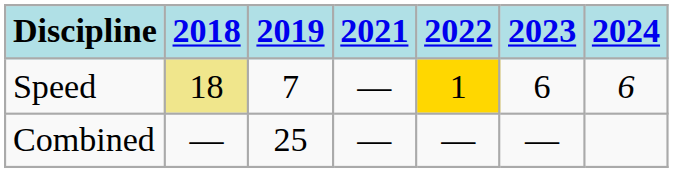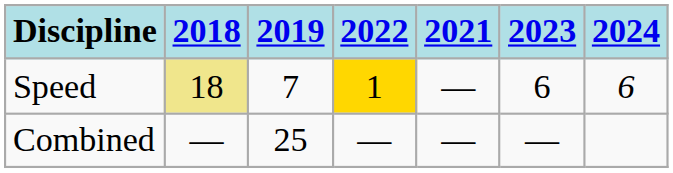columns swapped: (374, 31) <-> (458, 31)
